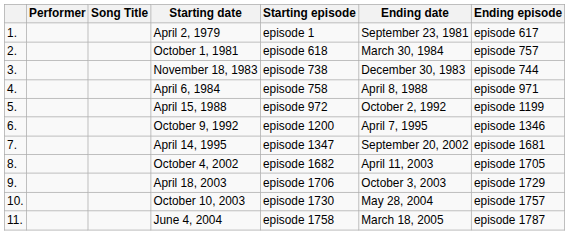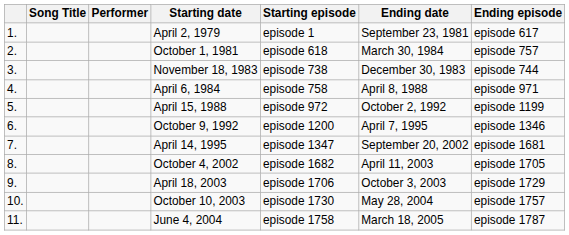columns swapped: (120, 13) <-> (57, 13)
